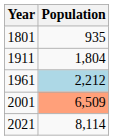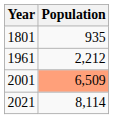- row: (21, 59)
(90, 80) lightblue background -> (90, 59) no background
